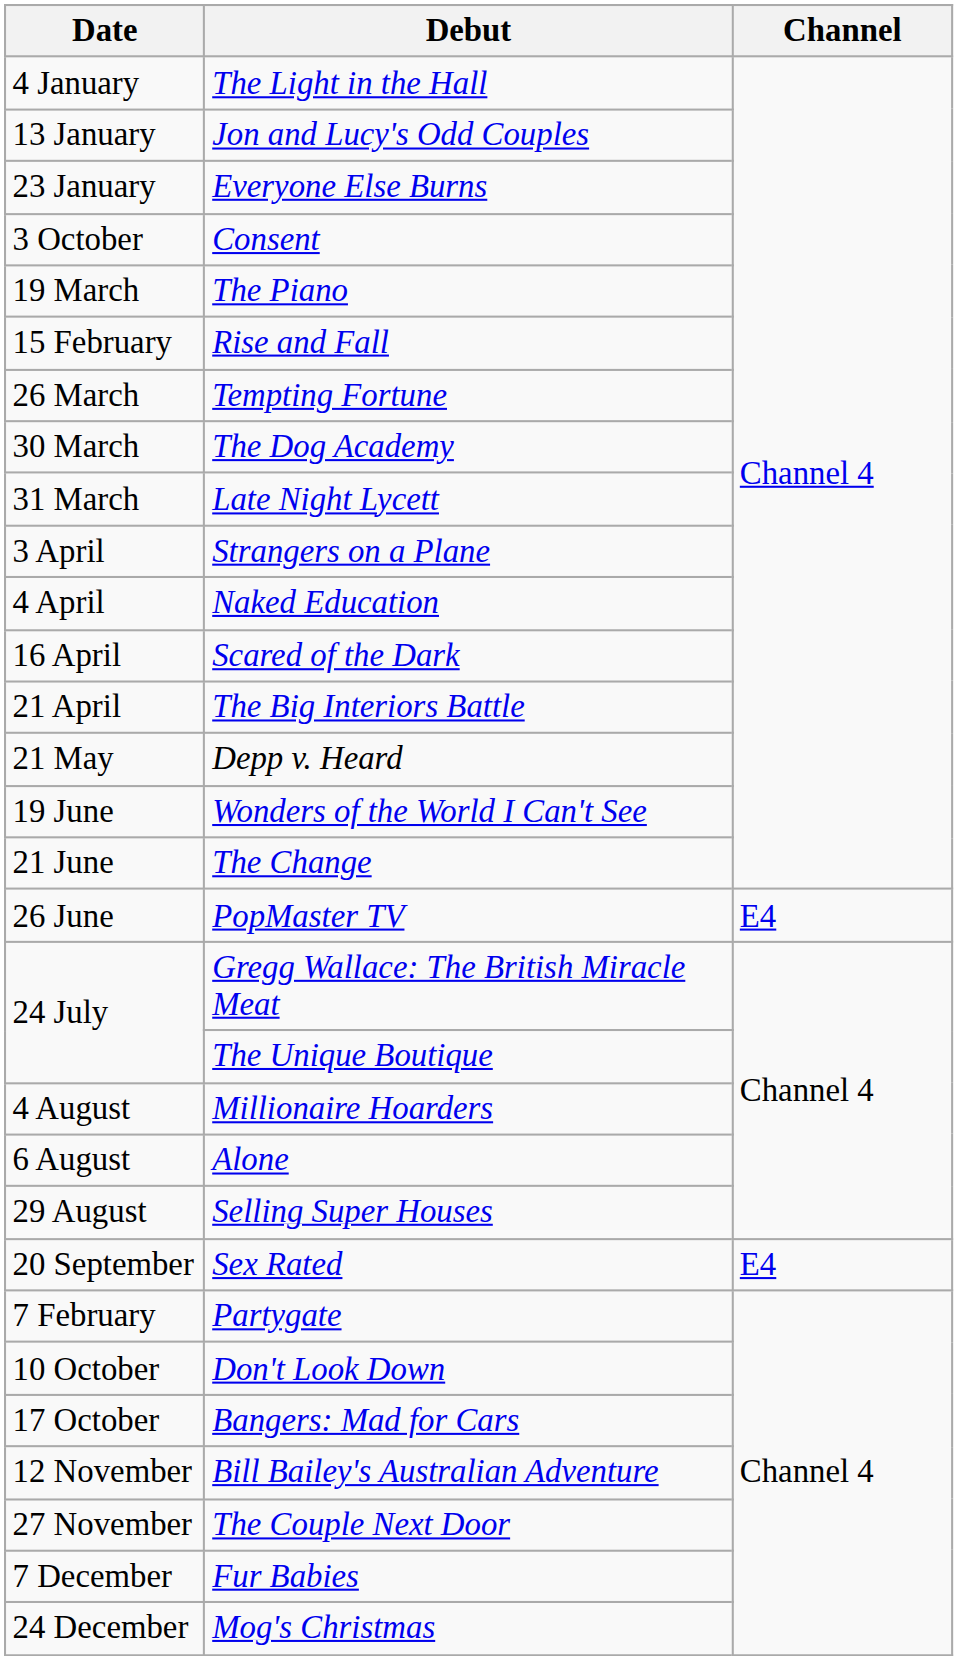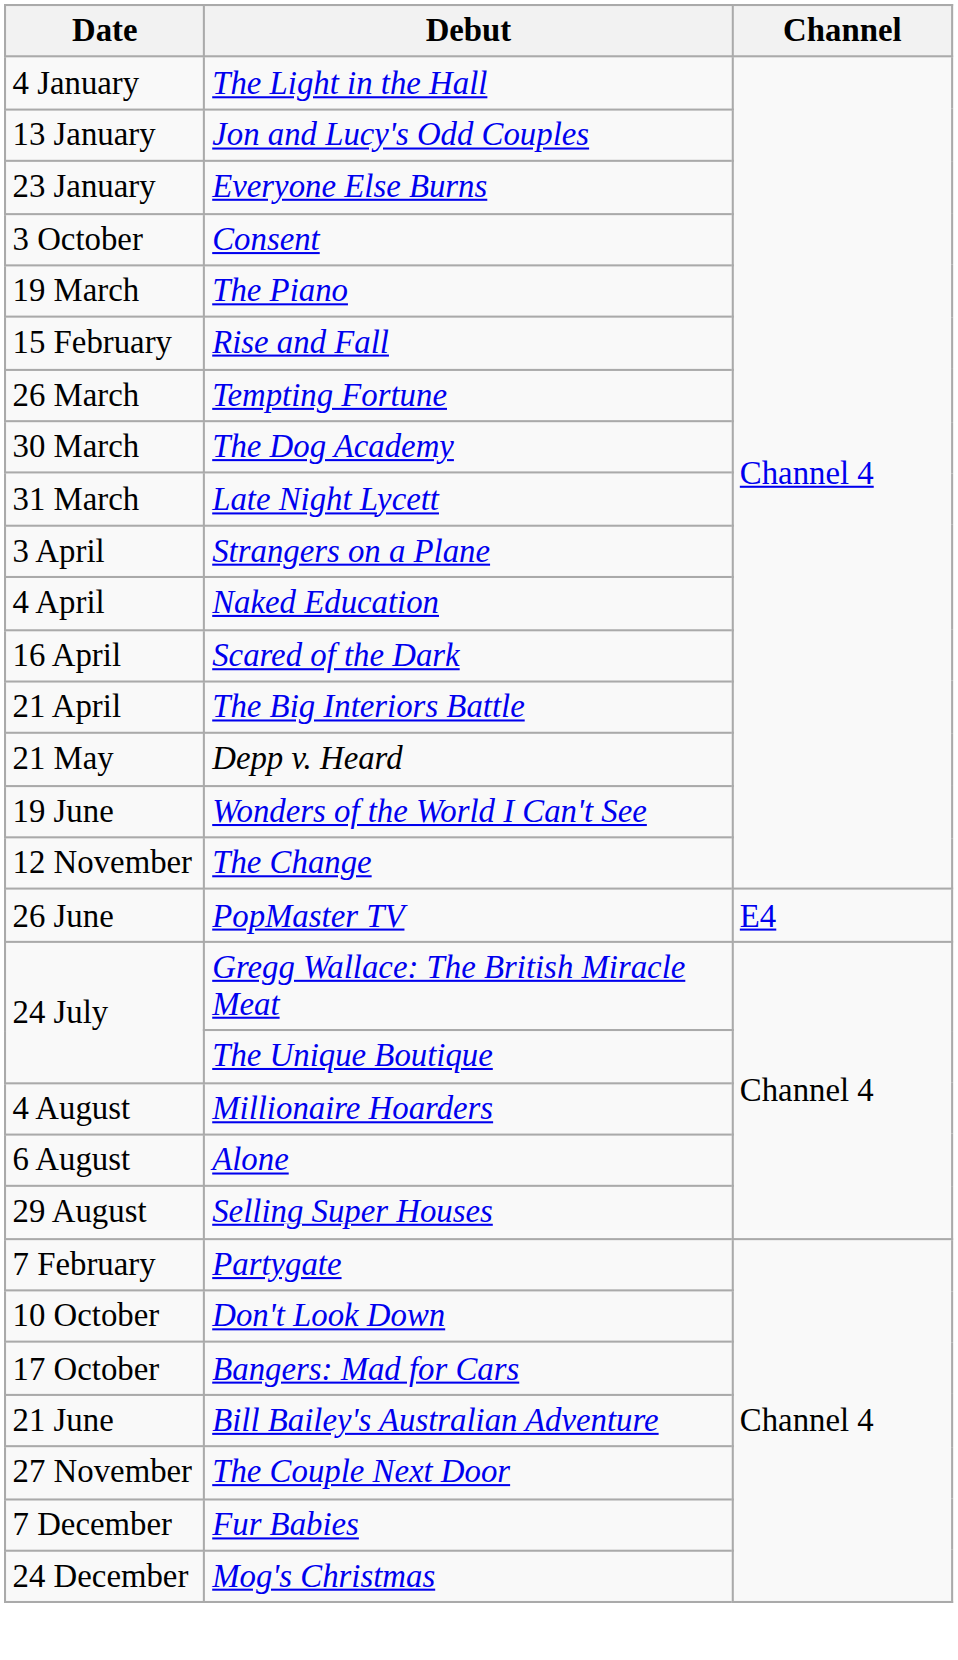(63, 862) 21 June -> (102, 862) 12 November
- row: (277, 1263)
(102, 1471) 12 November -> (63, 1419) 21 June
